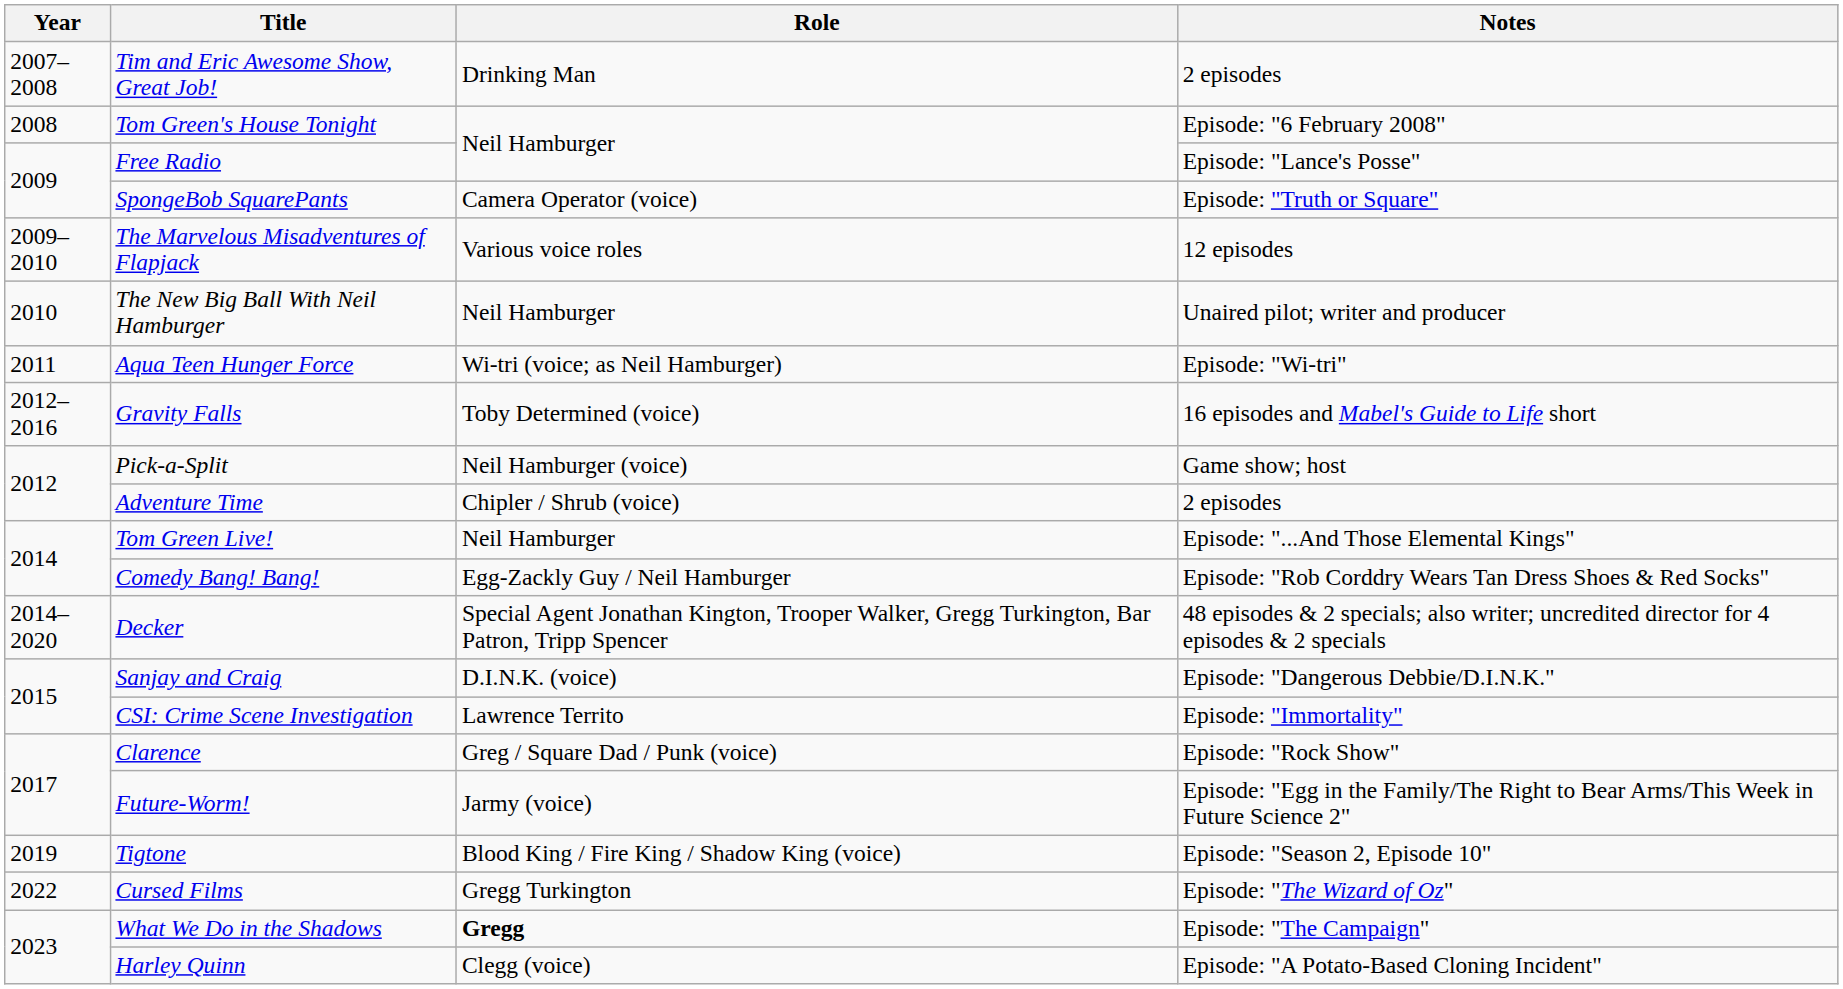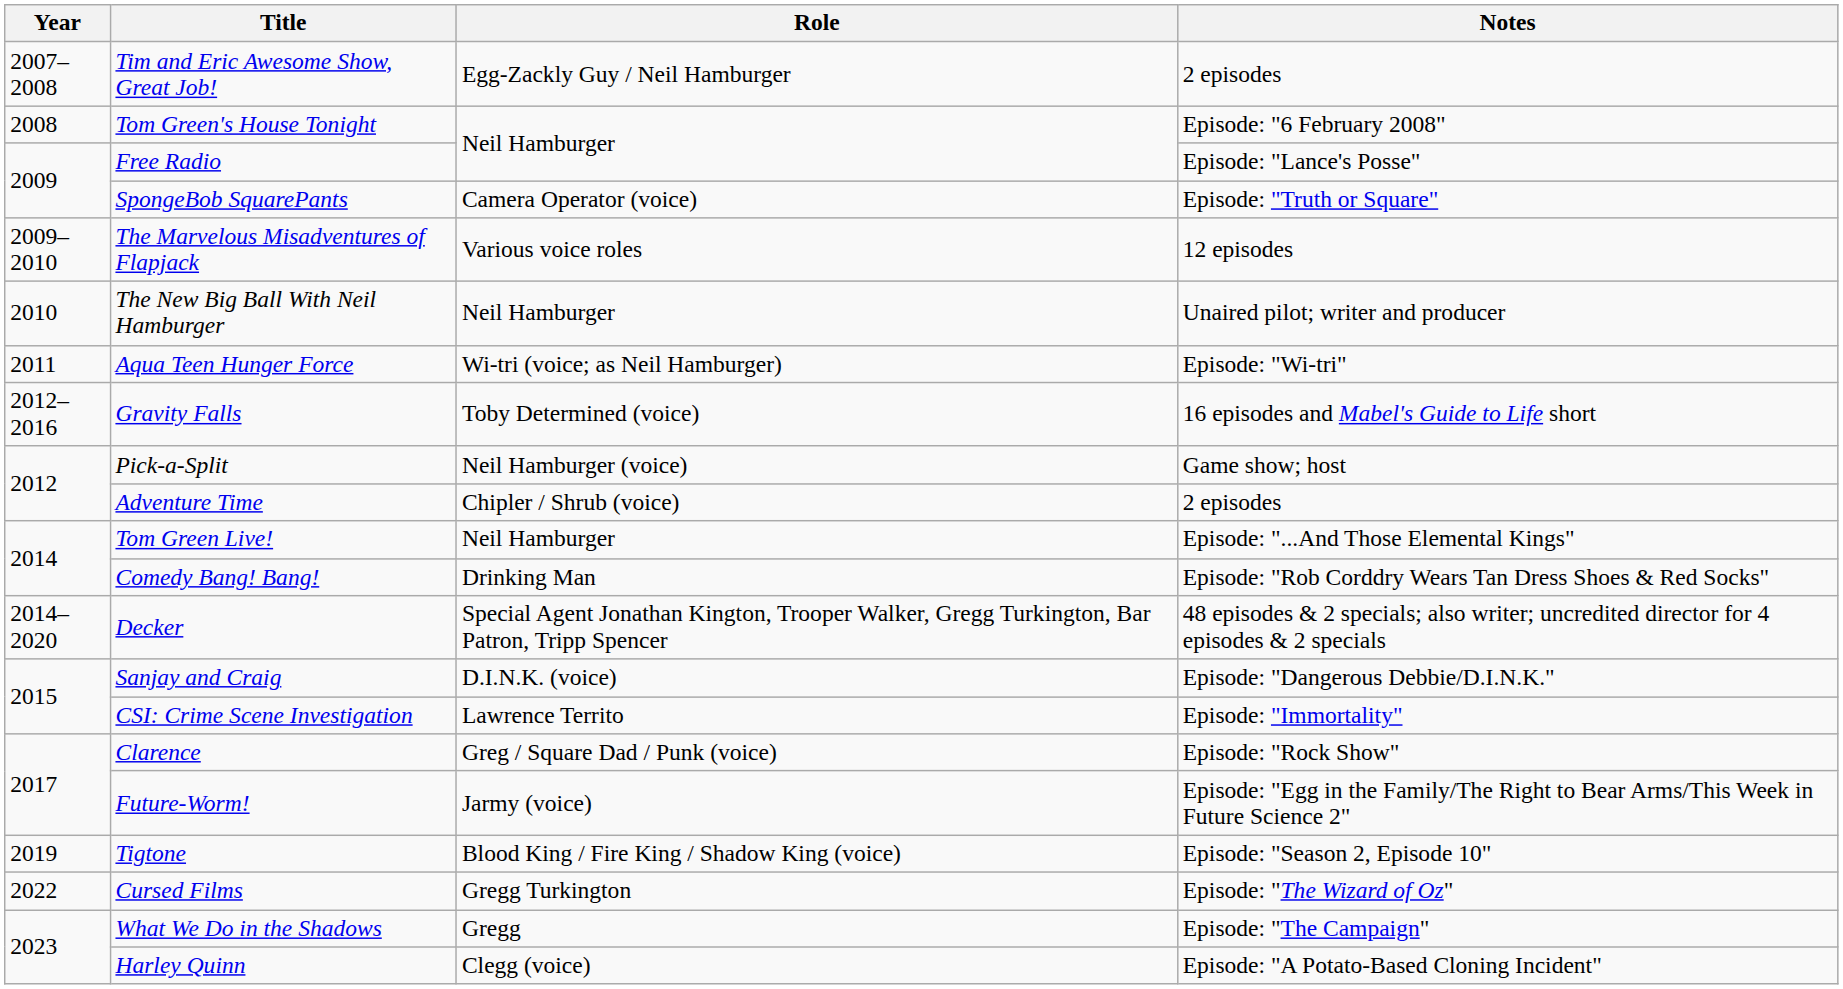(529, 73) Drinking Man -> (626, 73) Egg-Zackly Guy / Neil Hamburger
(626, 576) Egg-Zackly Guy / Neil Hamburger -> (529, 576) Drinking Man
(493, 927) bold -> (491, 927) normal
